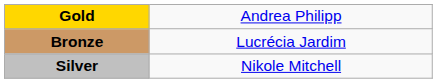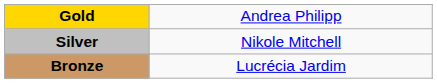rows swapped: (77, 66) <-> (77, 41)
